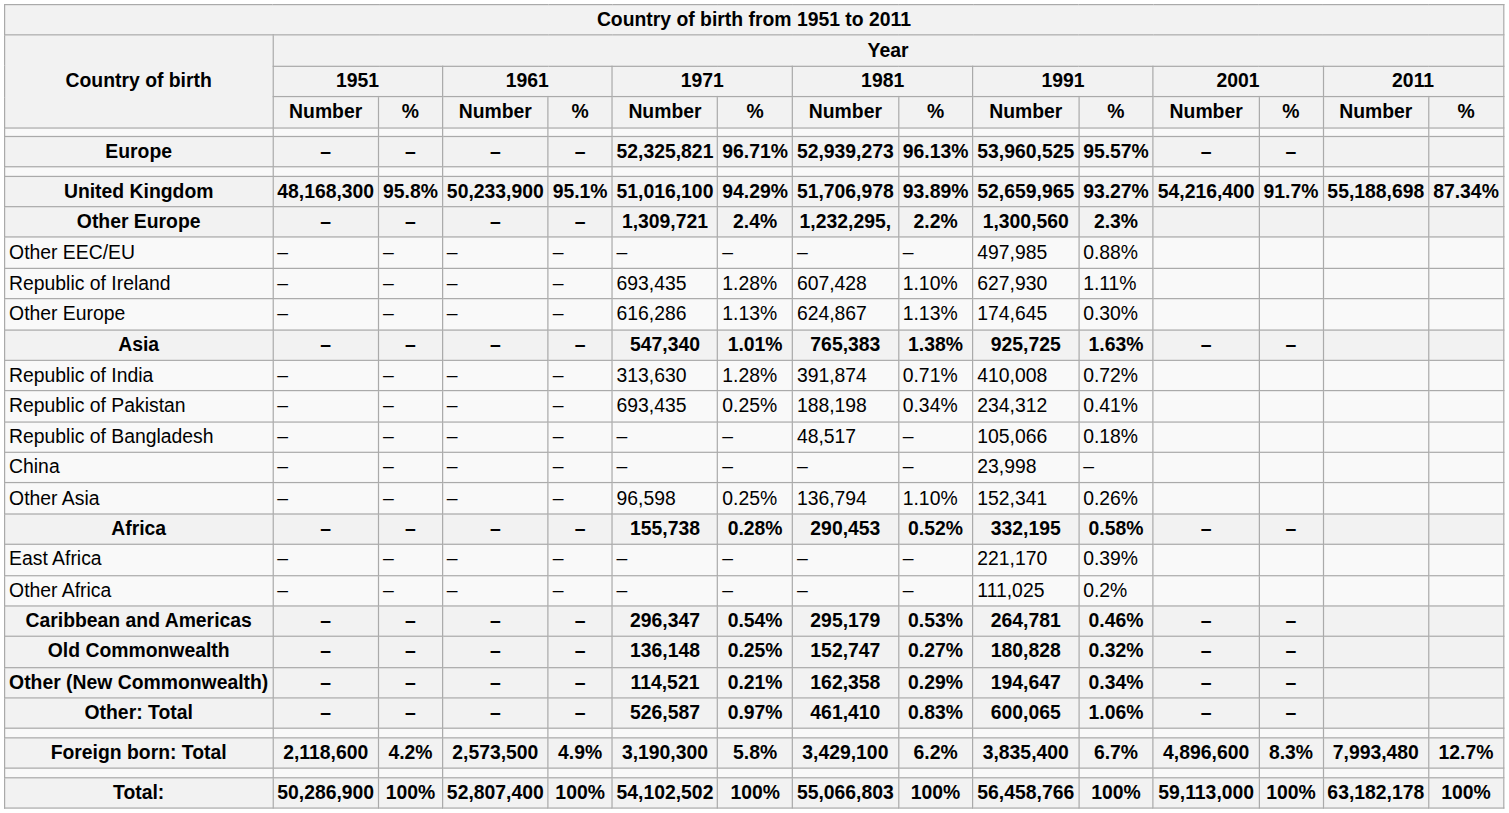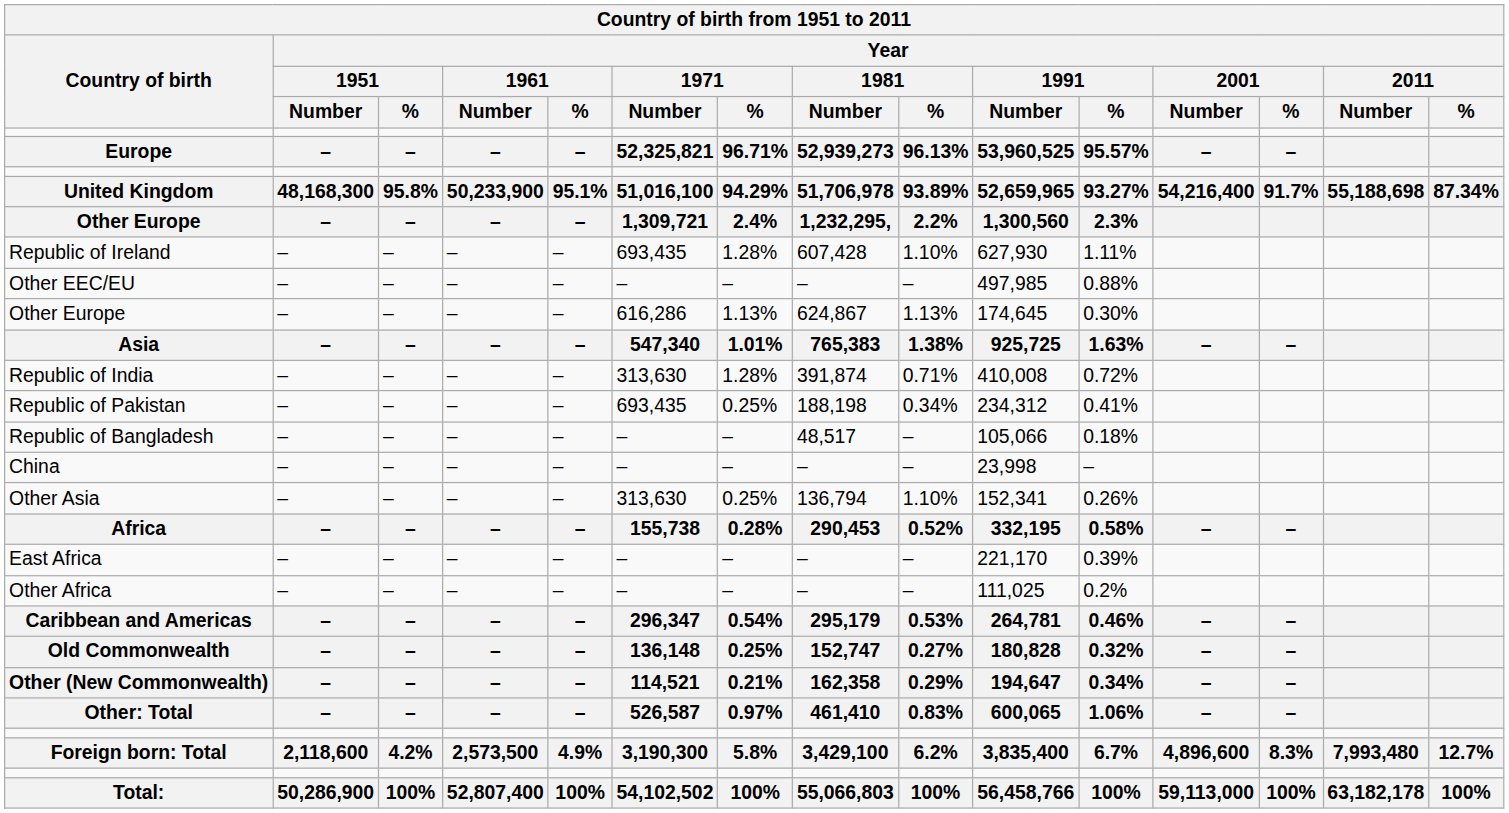rows swapped: (90, 283) <-> (72, 252)
(646, 498) 96,598 -> (652, 498) 313,630
